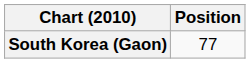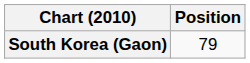(208, 44) 77 -> (208, 44) 79
